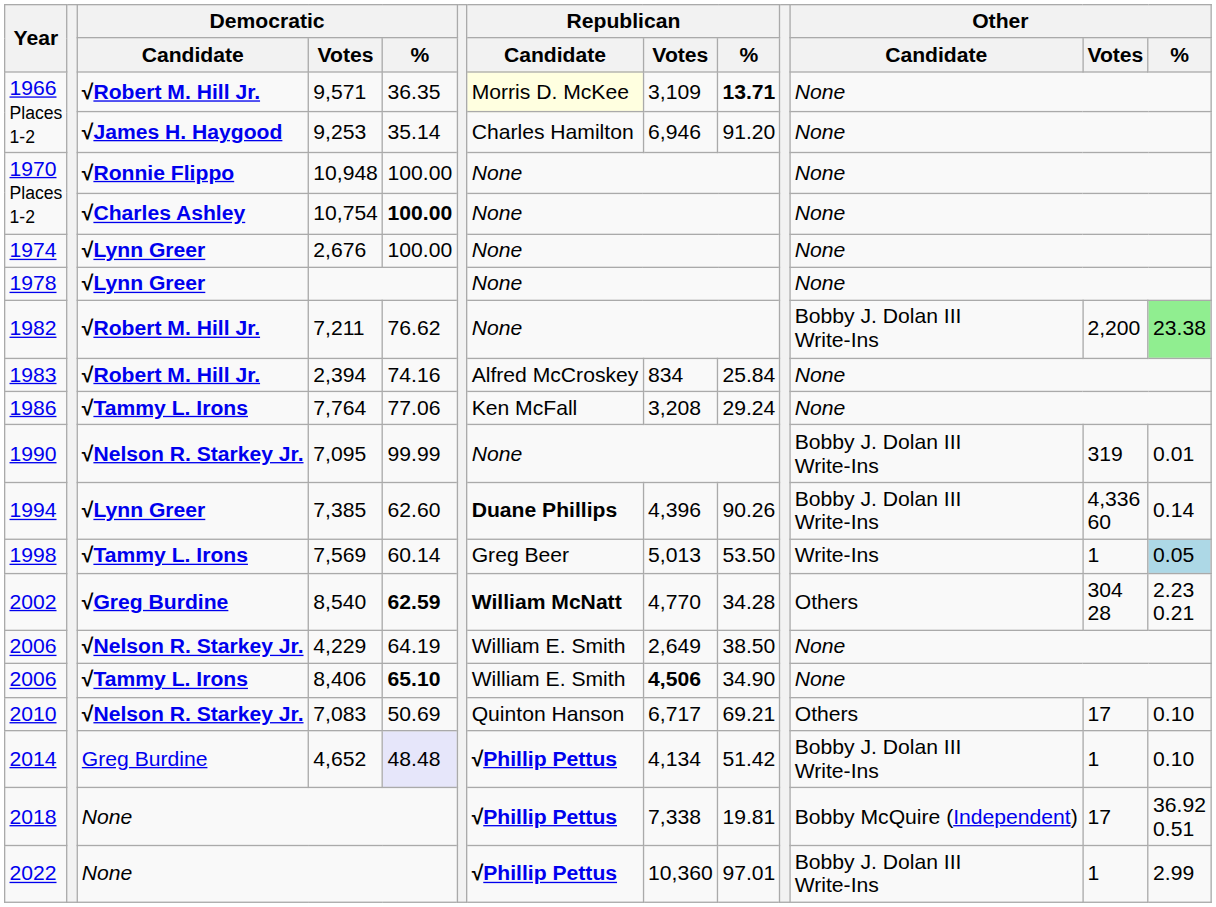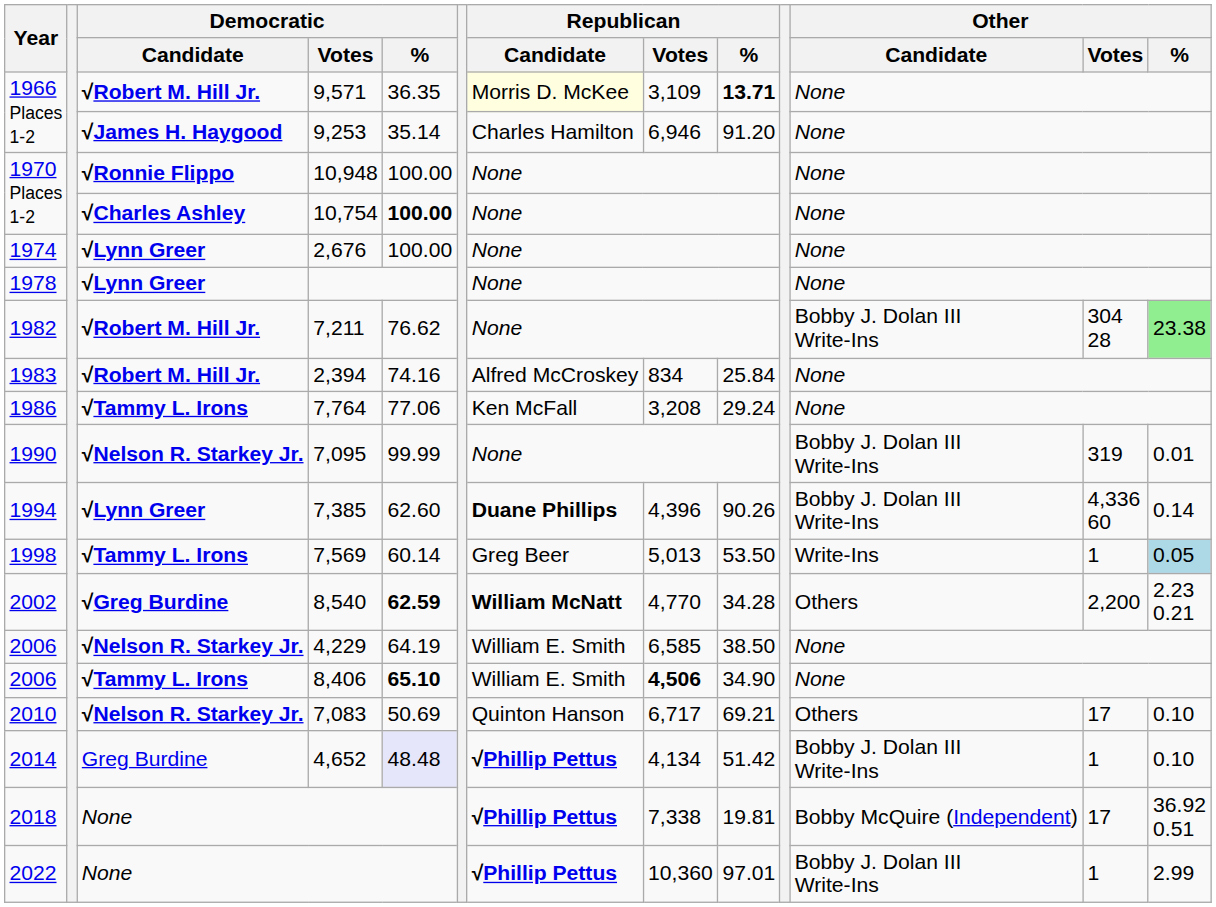(1114, 329) 2,200 -> (1105, 329) 304 28
(1105, 601) 304 28 -> (1114, 601) 2,200
(674, 646) 2,649 -> (674, 646) 6,585
